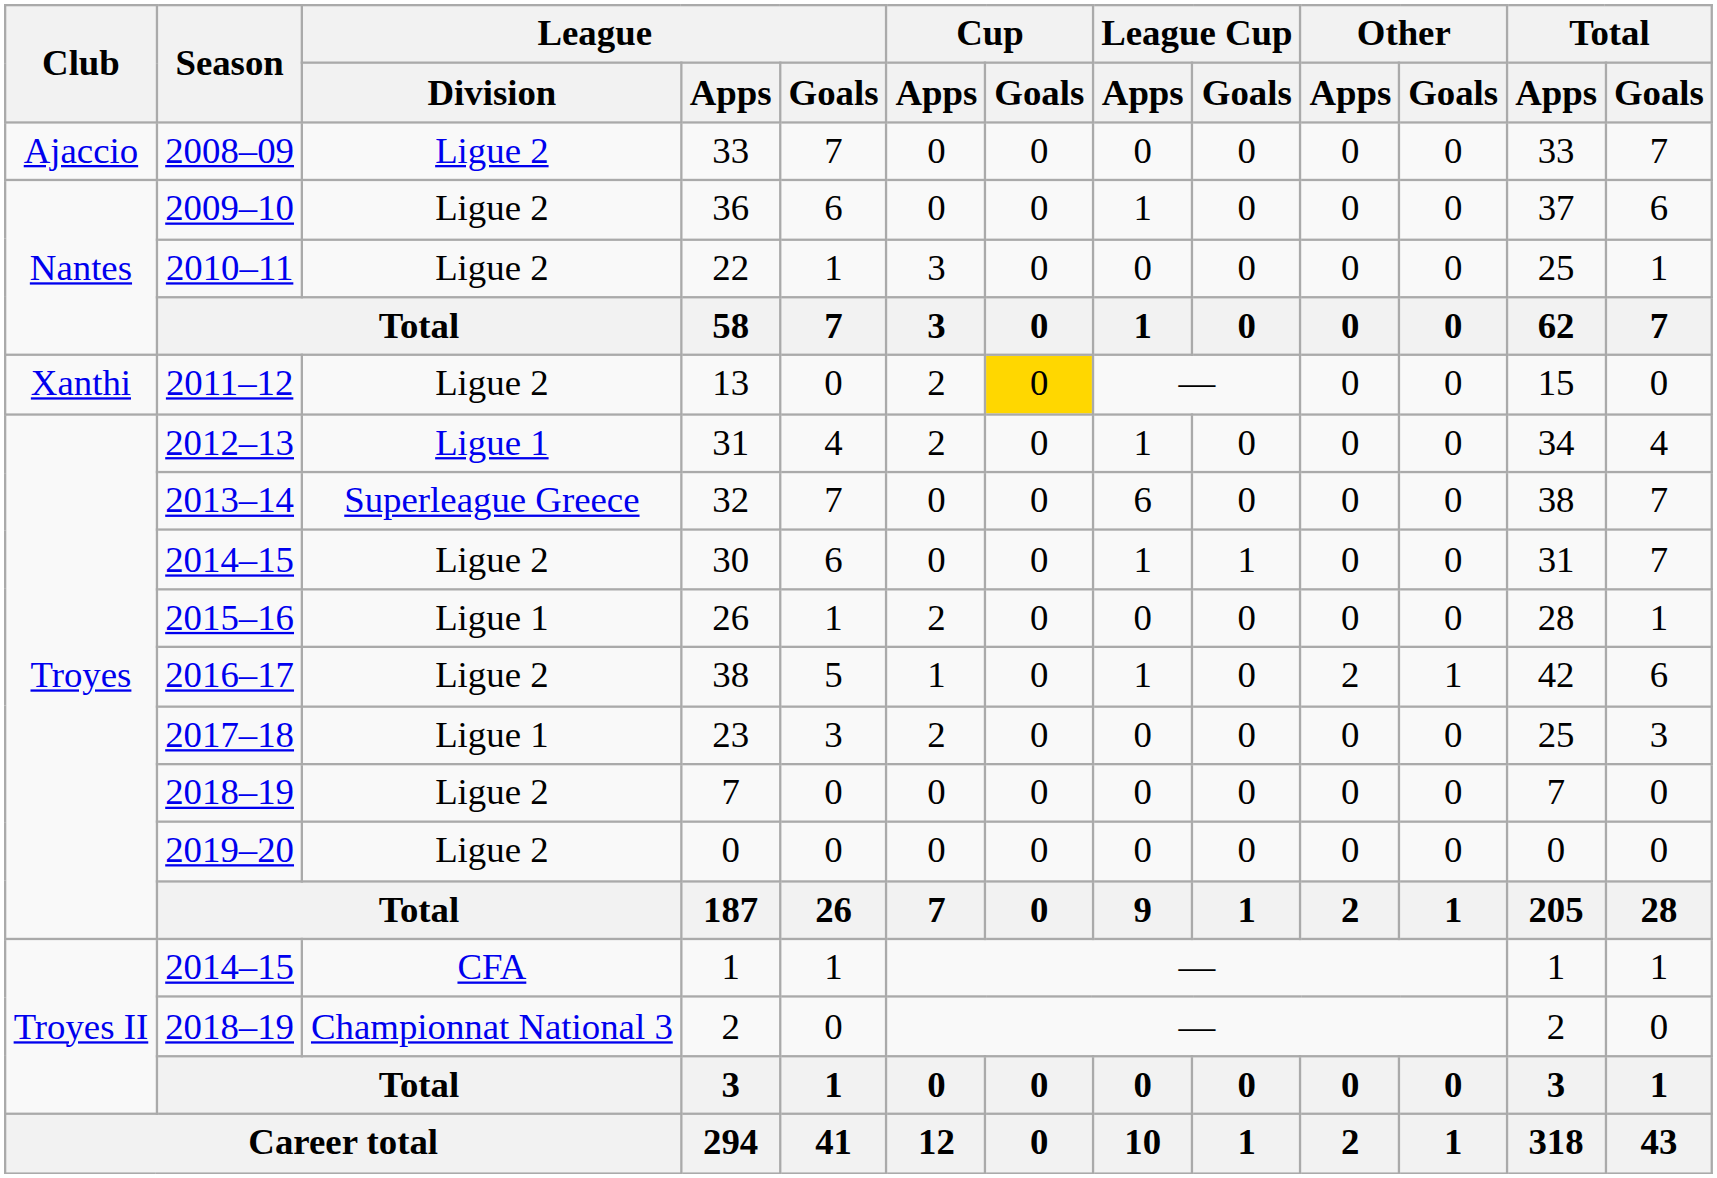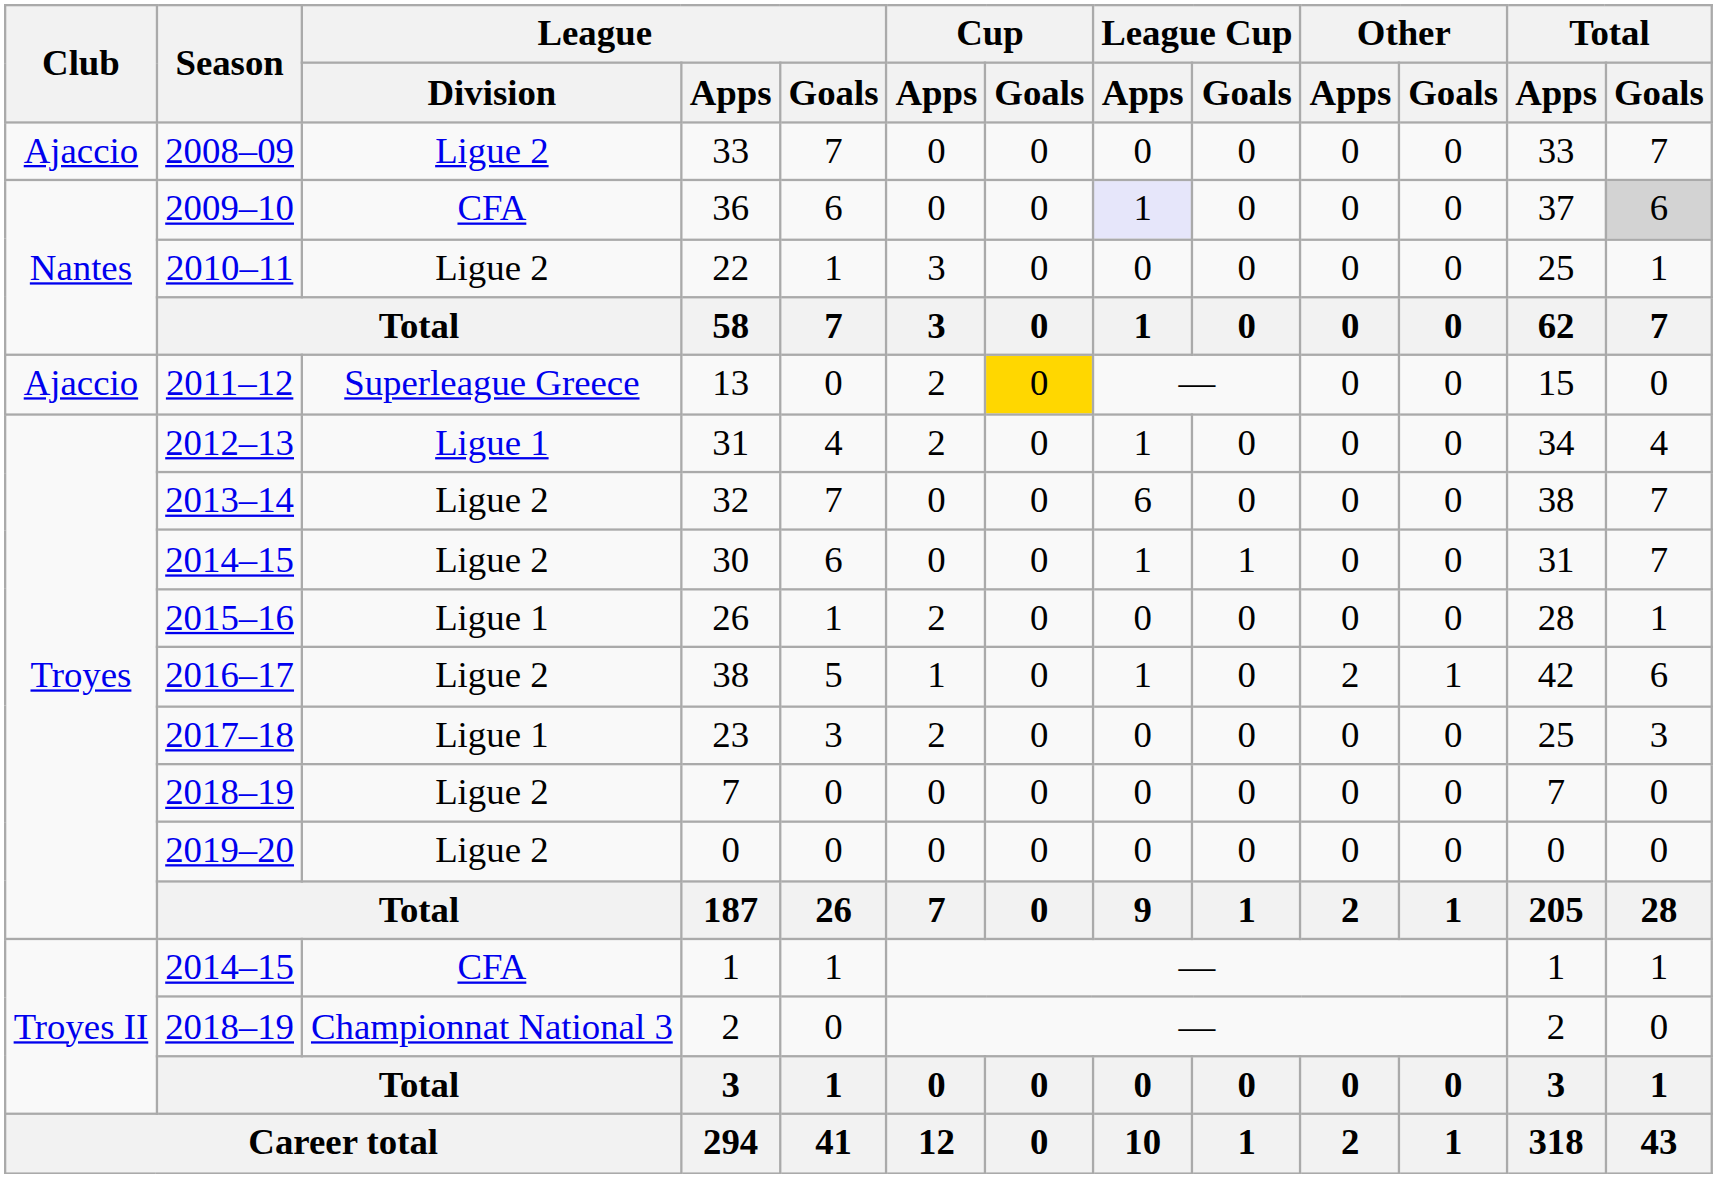(492, 208) Ligue 2 -> (492, 208) CFA
(1143, 208) no background -> (1143, 208) lavender background
(1659, 208) no background -> (1659, 208) lightgrey background
(81, 383) Xanthi -> (81, 383) Ajaccio
(492, 383) Ligue 2 -> (492, 383) Superleague Greece
(492, 500) Superleague Greece -> (492, 500) Ligue 2
